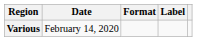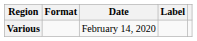columns swapped: (82, 12) <-> (140, 12)
